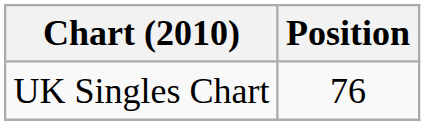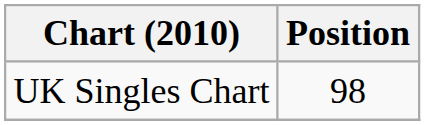(348, 90) 76 -> (348, 90) 98
